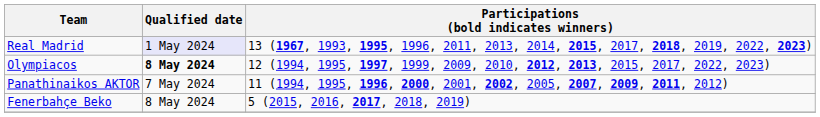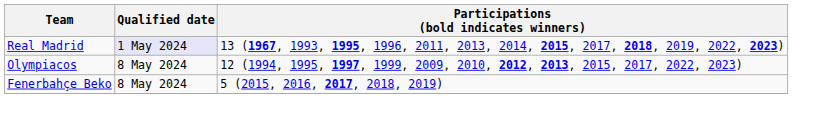(180, 65) bold -> (152, 65) normal
- row: (73, 84)
